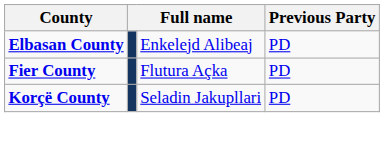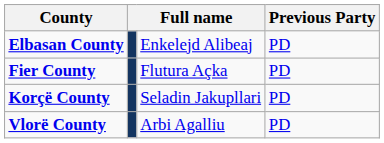+ row: (57, 124)
